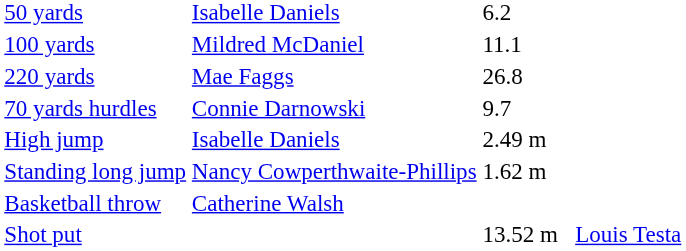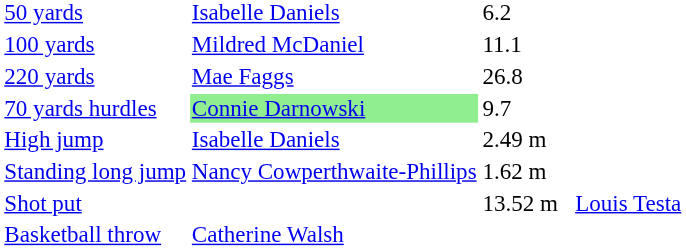(279, 108) no background -> (279, 108) lightgreen background
rows swapped: (43, 234) <-> (83, 203)
